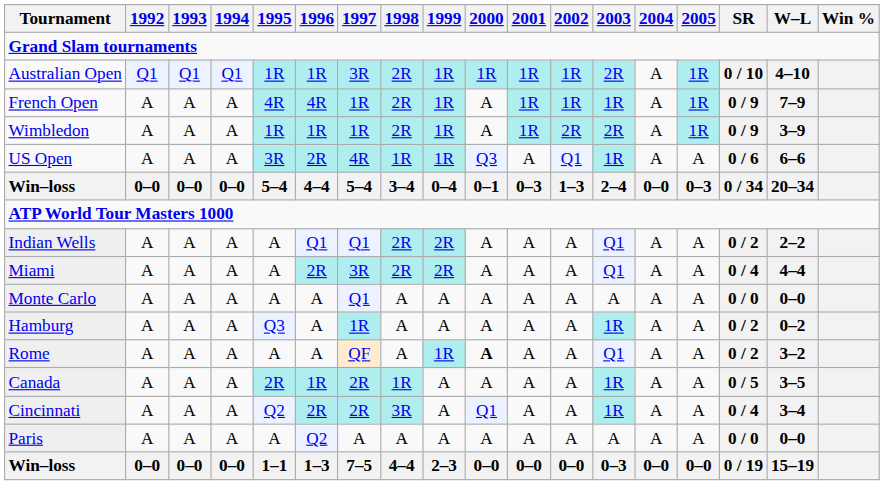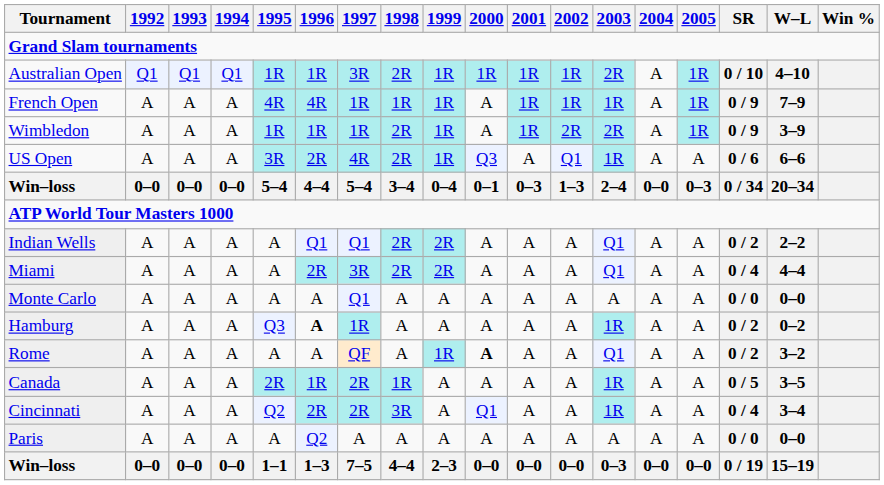(402, 101) 2R -> (402, 101) 1R
(402, 157) 1R -> (402, 157) 2R
(317, 325) normal -> (317, 325) bold
